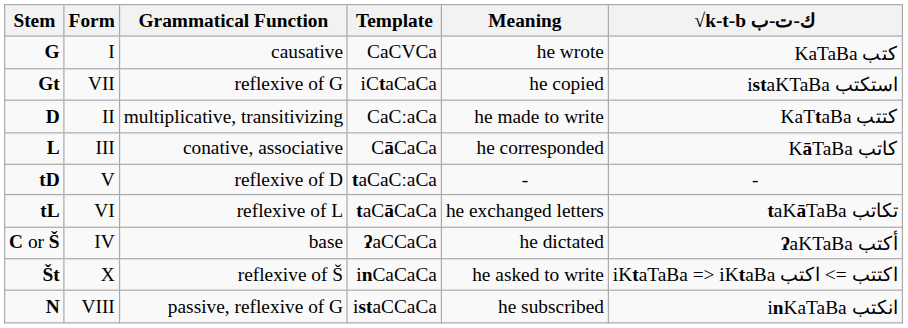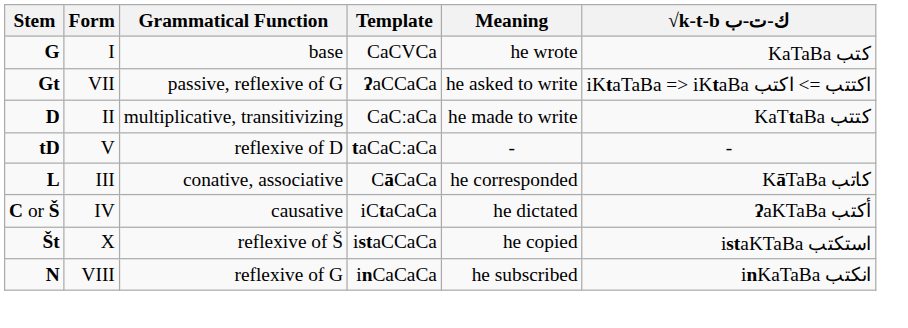(307, 52) causative -> (326, 52) base
(289, 84) reflexive of G -> (255, 84) passive, reflexive of G
(399, 84) iCtaCaCa -> (400, 84) ʔaCCaCa
(567, 84) he copied -> (512, 84) he asked to write
(822, 84) istaKTaBa استكتب -> (729, 84) iKtaTaBa => iKtaBa اكتتب => اكتب
rows swapped: (49, 179) <-> (53, 148)
- row: (50, 210)
(326, 242) base -> (307, 210) causative
(400, 242) ʔaCCaCa -> (399, 210) iCtaCaCa
(397, 274) inCaCaCa -> (395, 242) istaCCaCa
(538, 274) he asked to write -> (540, 242) he copied
(755, 275) iKtaTaBa => iKtaBa اكتتب => اكتب -> (796, 243) istaKTaBa استكتب
(255, 306) passive, reflexive of G -> (289, 274) reflexive of G
(395, 306) istaCCaCa -> (397, 274) inCaCaCa
